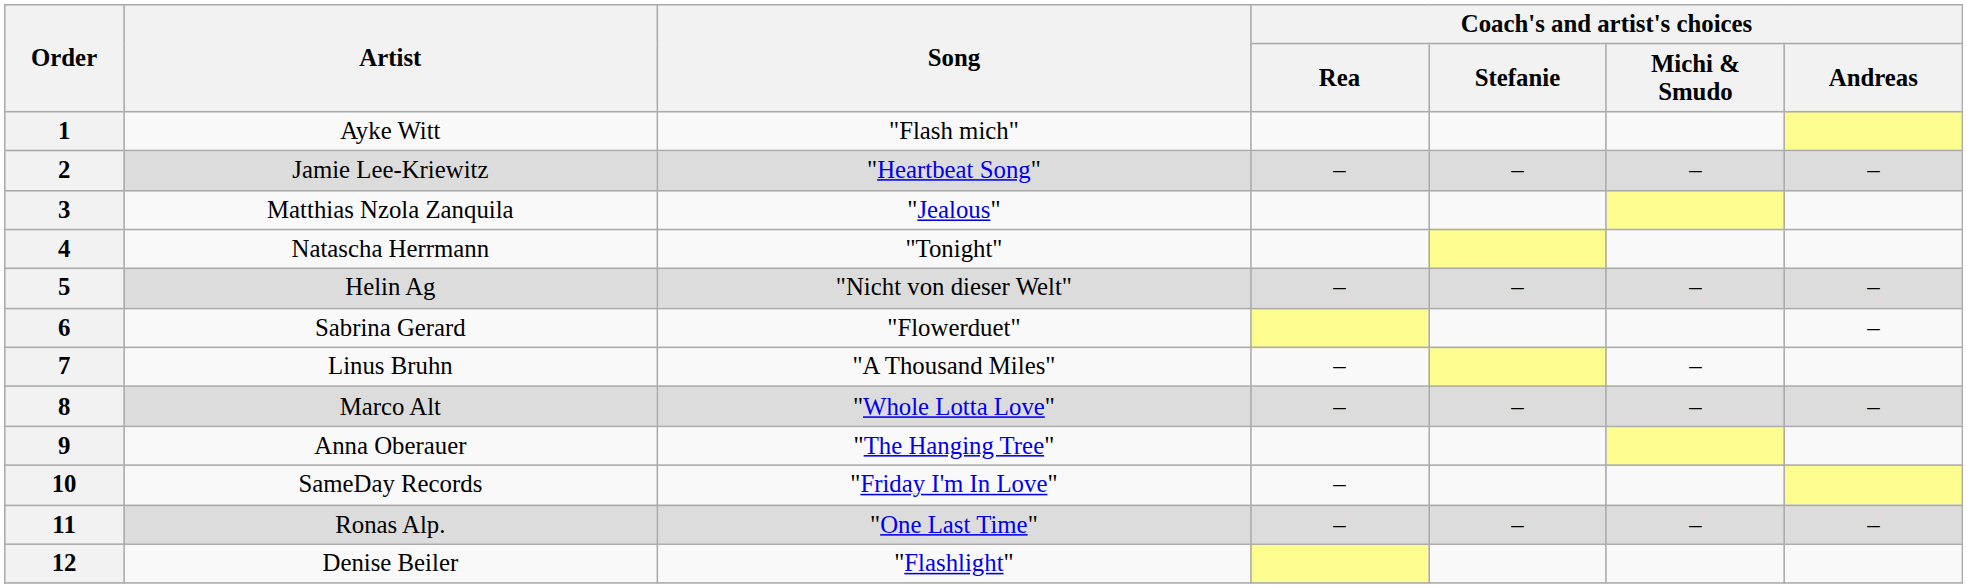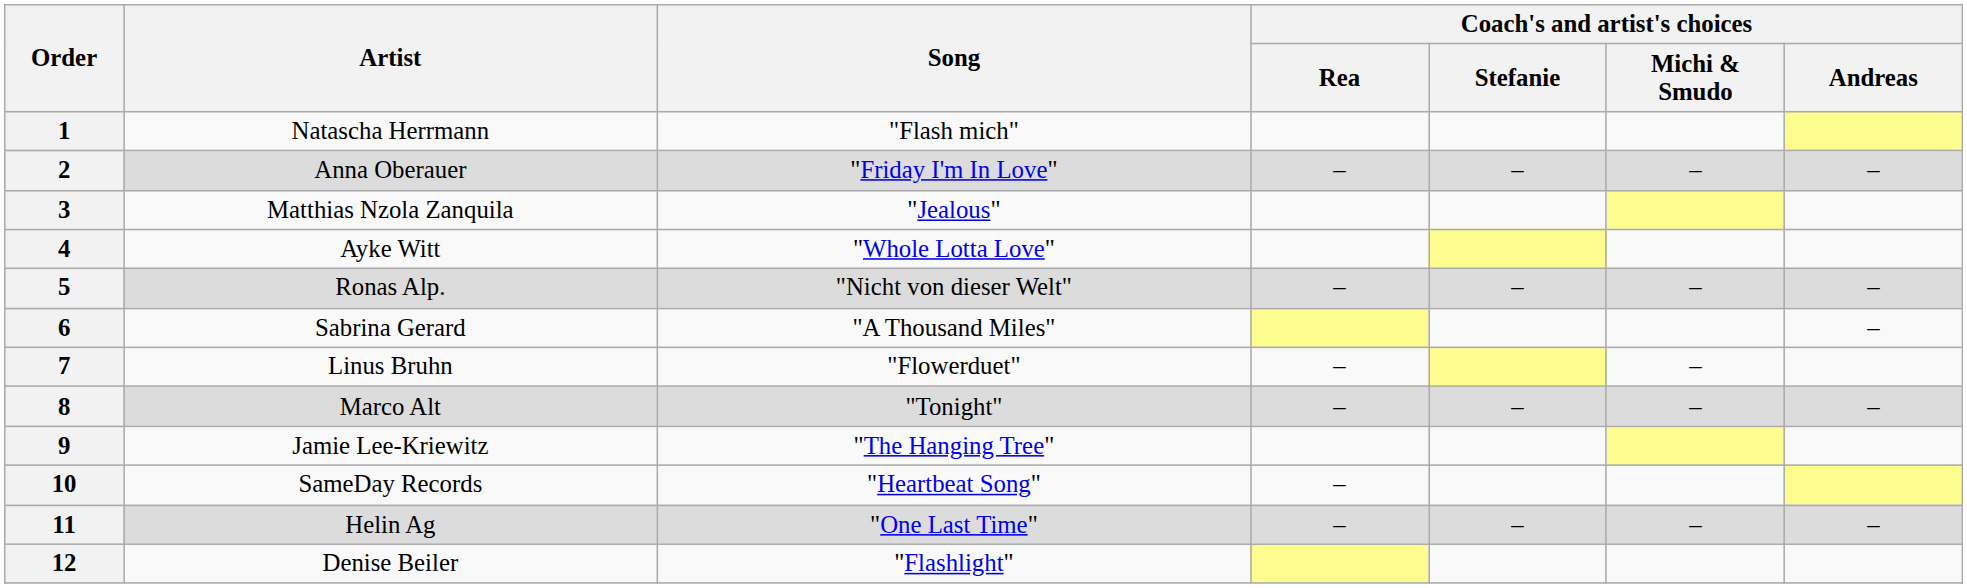(390, 130) Ayke Witt -> (390, 130) Natascha Herrmann
(390, 170) Jamie Lee-Kriewitz -> (390, 170) Anna Oberauer
(954, 170) "Heartbeat Song" -> (954, 170) "Friday I'm In Love"
(390, 248) Natascha Herrmann -> (390, 248) Ayke Witt
(954, 248) "Tonight" -> (954, 248) "Whole Lotta Love"
(390, 288) Helin Ag -> (390, 288) Ronas Alp.
(954, 327) "Flowerduet" -> (954, 327) "A Thousand Miles"
(954, 366) "A Thousand Miles" -> (954, 366) "Flowerduet"
(954, 406) "Whole Lotta Love" -> (954, 406) "Tonight"
(390, 445) Anna Oberauer -> (390, 445) Jamie Lee-Kriewitz
(954, 484) "Friday I'm In Love" -> (954, 484) "Heartbeat Song"
(390, 524) Ronas Alp. -> (390, 524) Helin Ag
